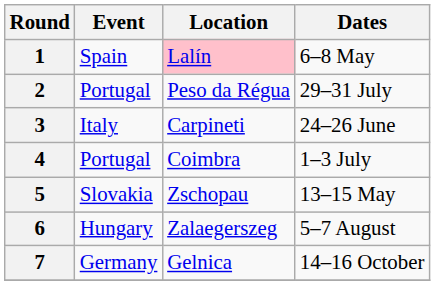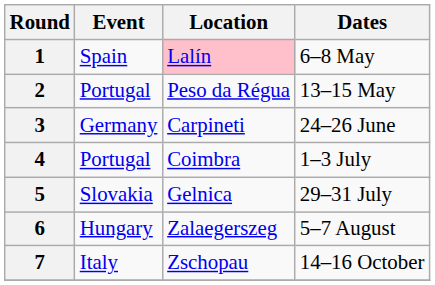(346, 90) 29–31 July -> (348, 90) 13–15 May
(99, 125) Italy -> (119, 125) Germany
(208, 194) Zschopau -> (200, 194) Gelnica
(348, 194) 13–15 May -> (346, 194) 29–31 July
(119, 263) Germany -> (99, 263) Italy
(200, 263) Gelnica -> (208, 263) Zschopau
